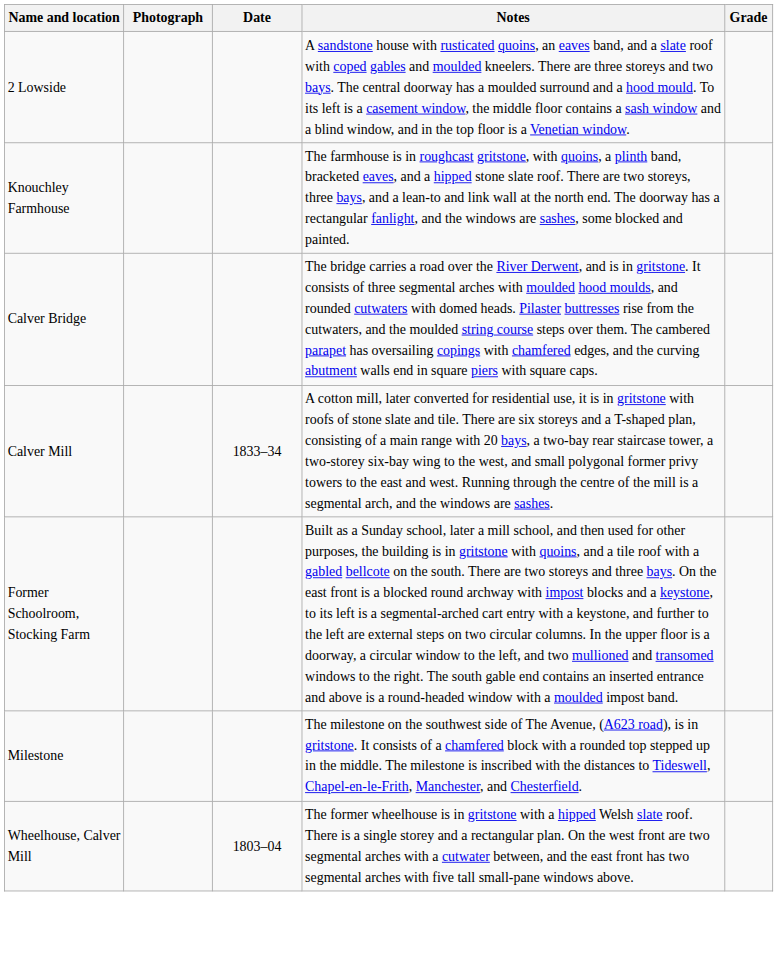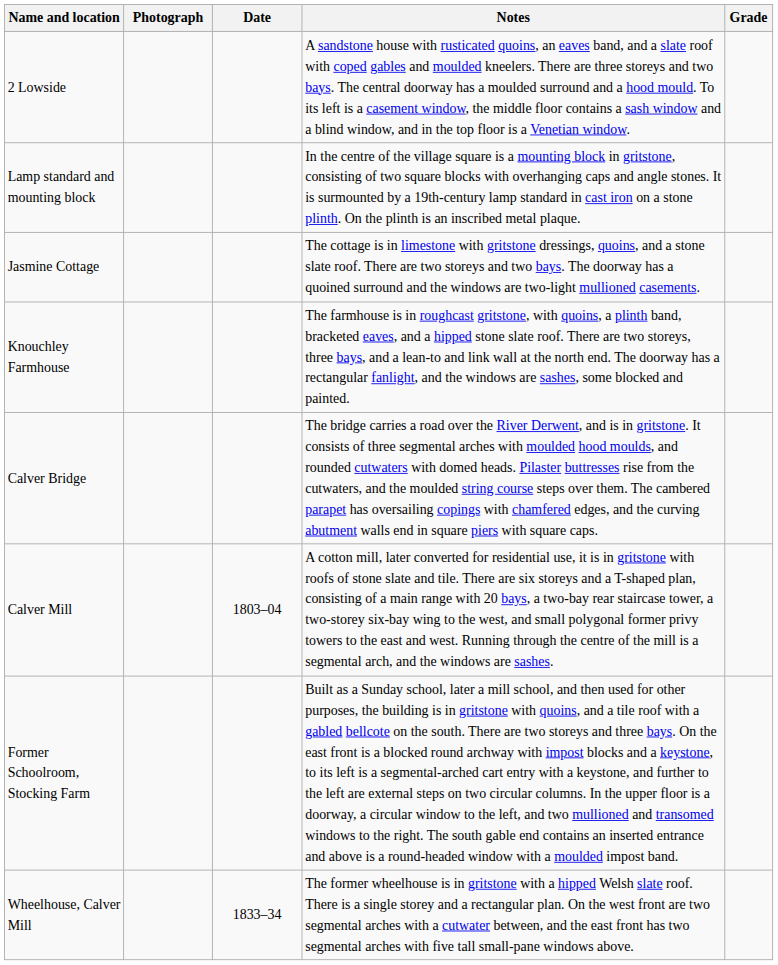+ row: (61, 187)
+ row: (53, 267)
(257, 450) 1833–34 -> (257, 609) 1803–04
- row: (35, 756)
(257, 846) 1803–04 -> (257, 915) 1833–34
